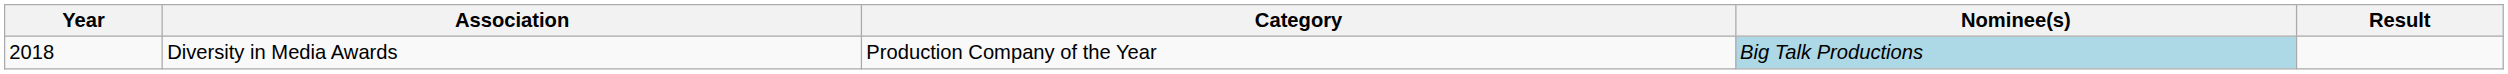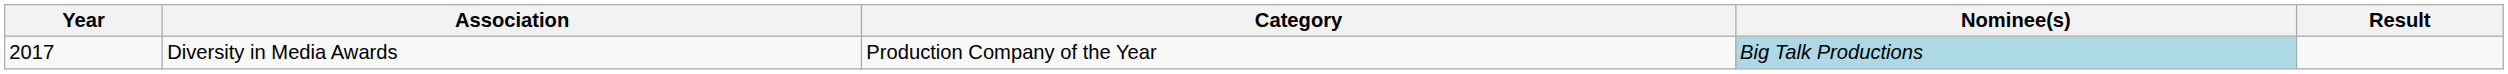(32, 52) 2018 -> (32, 52) 2017
